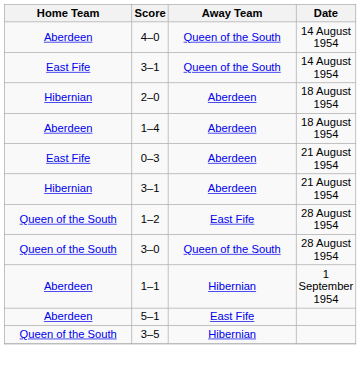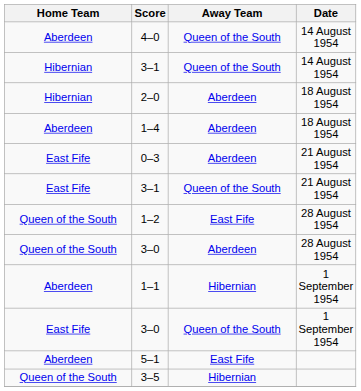(68, 67) East Fife -> (68, 67) Hibernian
(68, 189) Hibernian -> (68, 189) East Fife
(232, 189) Aberdeen -> (232, 189) Queen of the South
(232, 249) Queen of the South -> (232, 249) Aberdeen
+ row: (150, 329)
